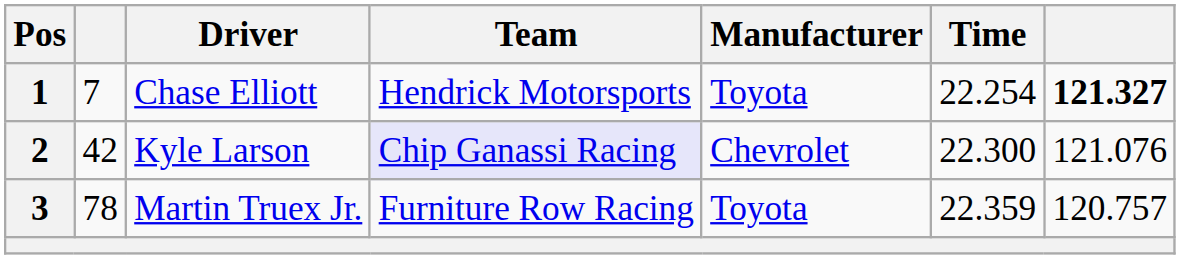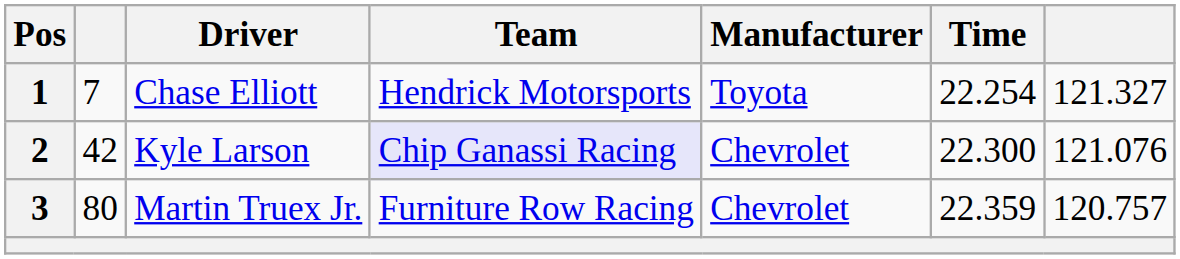(1110, 91) bold -> (1110, 91) normal
(100, 208) 78 -> (100, 208) 80
(759, 208) Toyota -> (780, 208) Chevrolet
